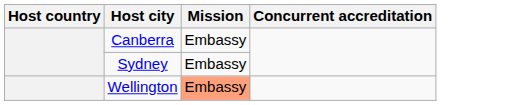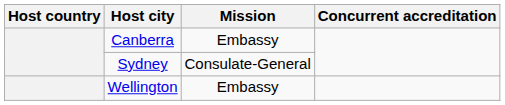(215, 64) Embassy -> (248, 64) Consulate-General
(215, 87) lightsalmon background -> (248, 87) no background
